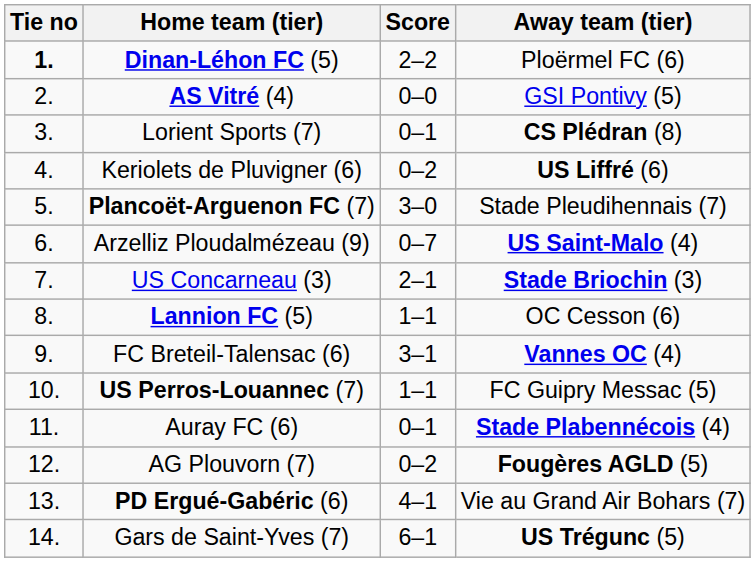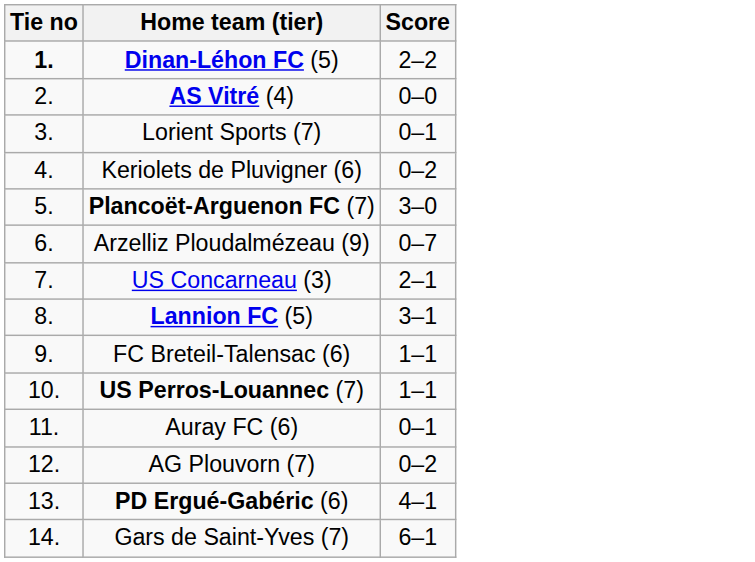- column: (603, 22)
(418, 317) 1–1 -> (418, 317) 3–1
(418, 354) 3–1 -> (418, 354) 1–1
